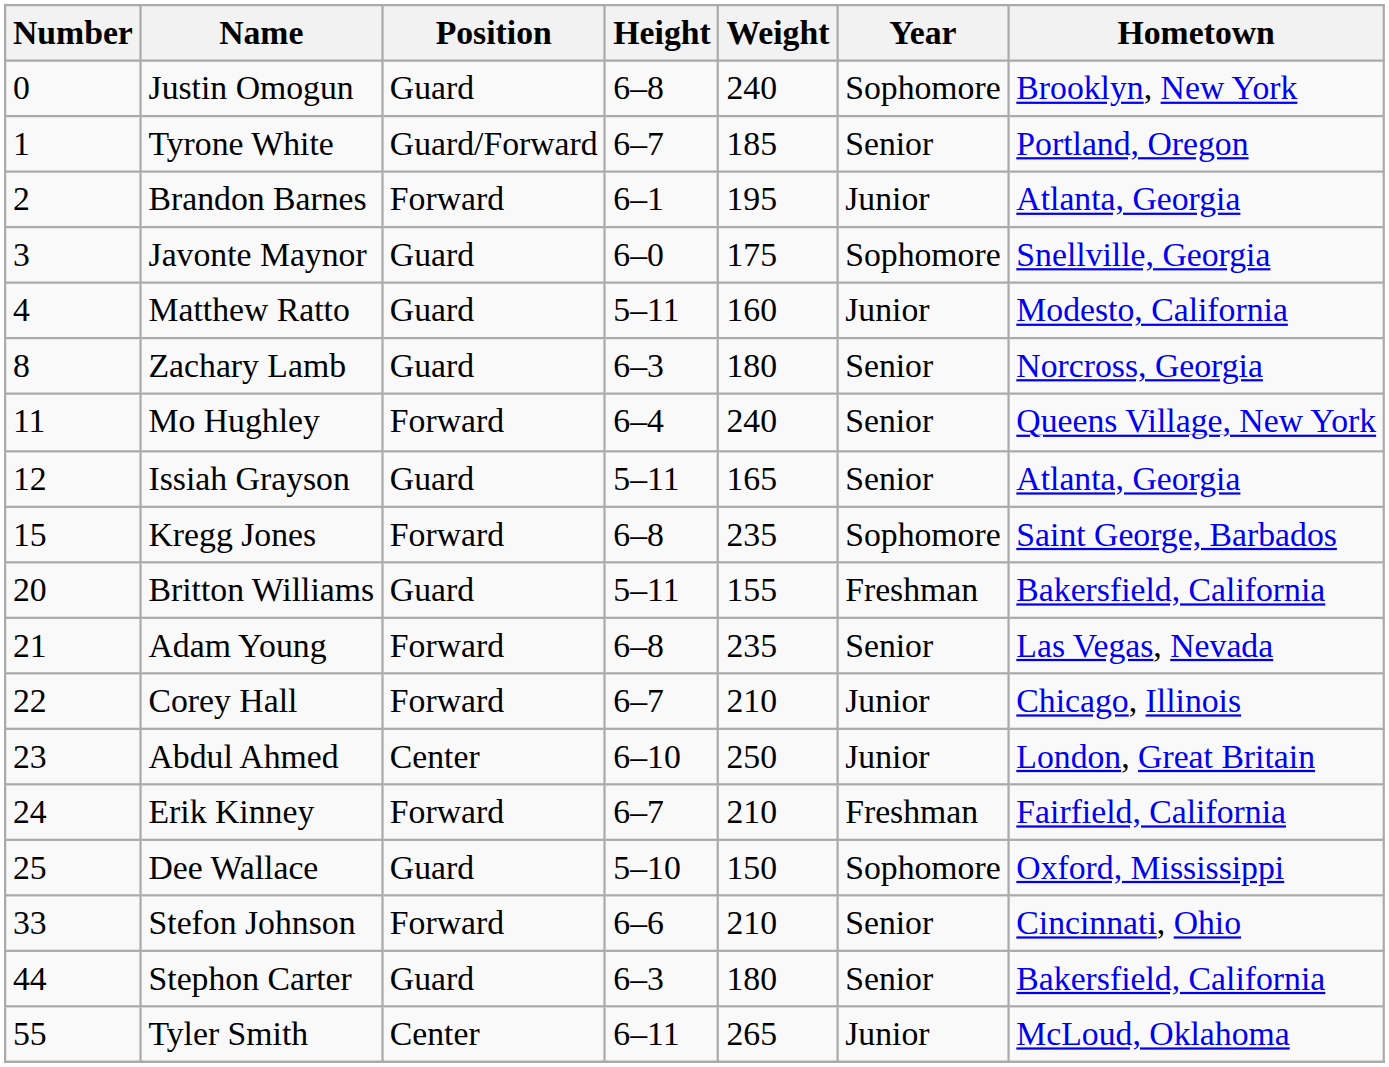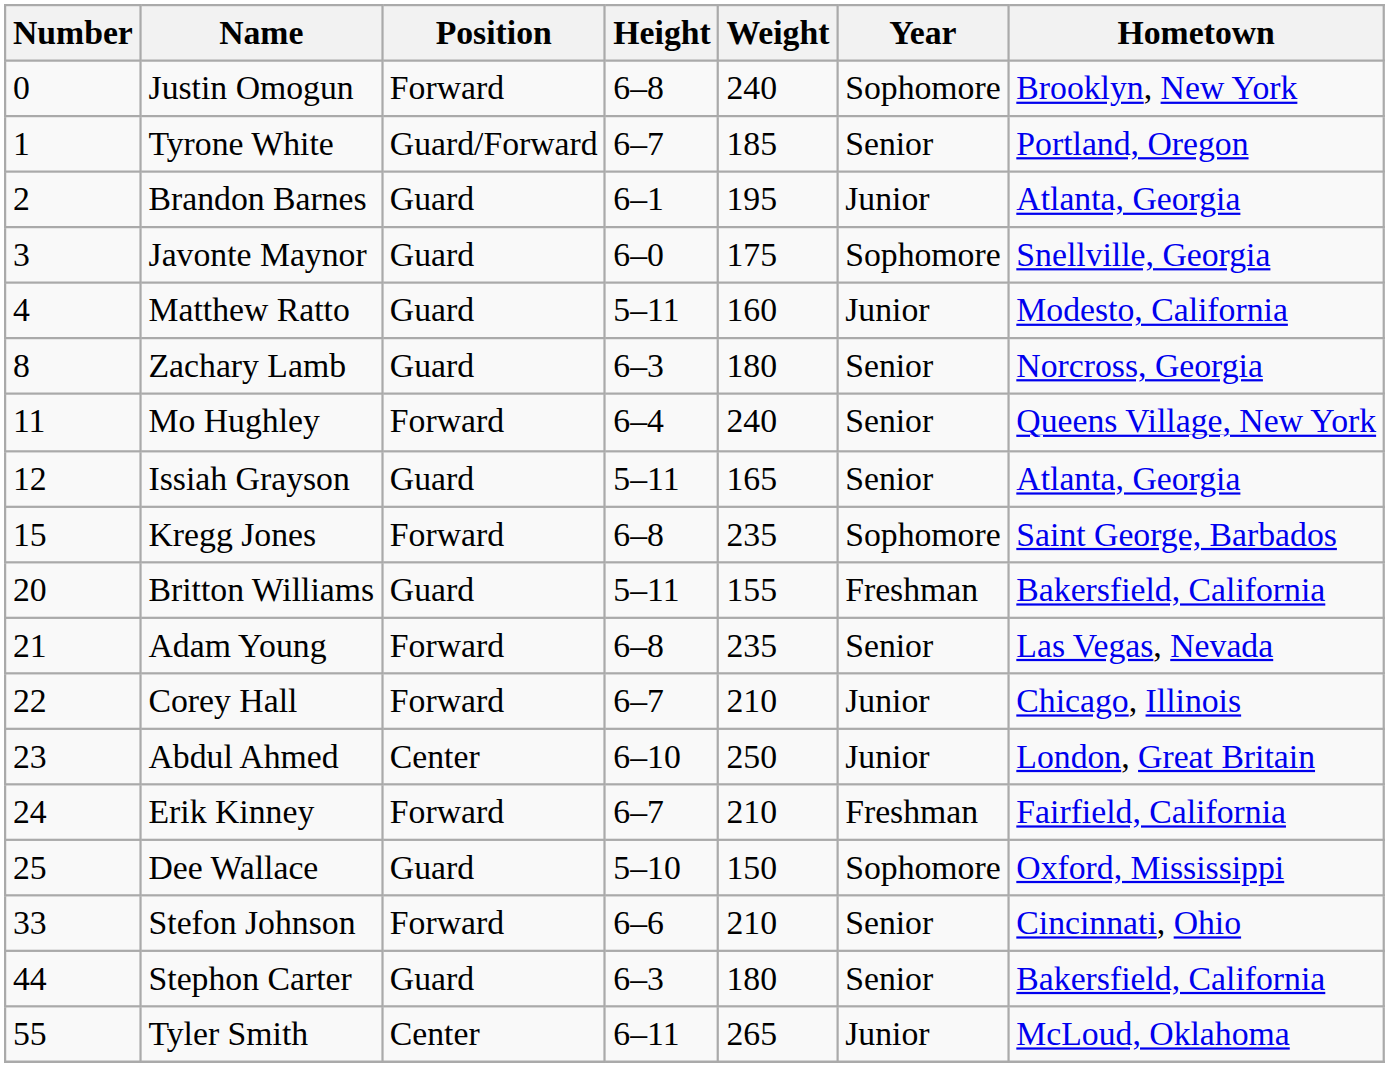(432, 88) Guard -> (447, 88) Forward
(447, 199) Forward -> (432, 199) Guard
